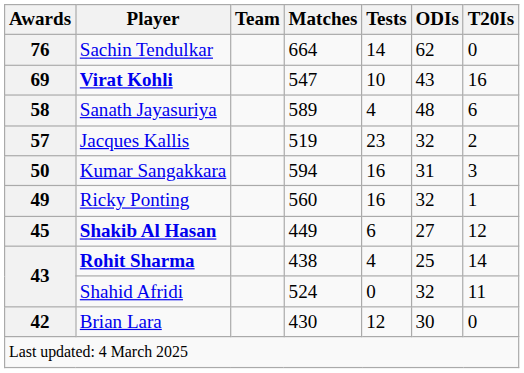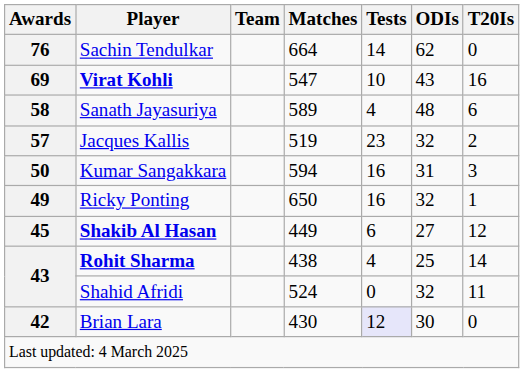(303, 200) 560 -> (303, 200) 650
(376, 321) no background -> (376, 321) lavender background
